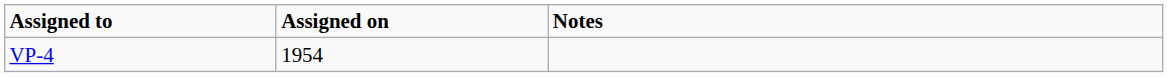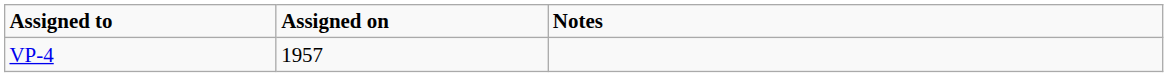(302, 54) 1954 -> (302, 54) 1957
